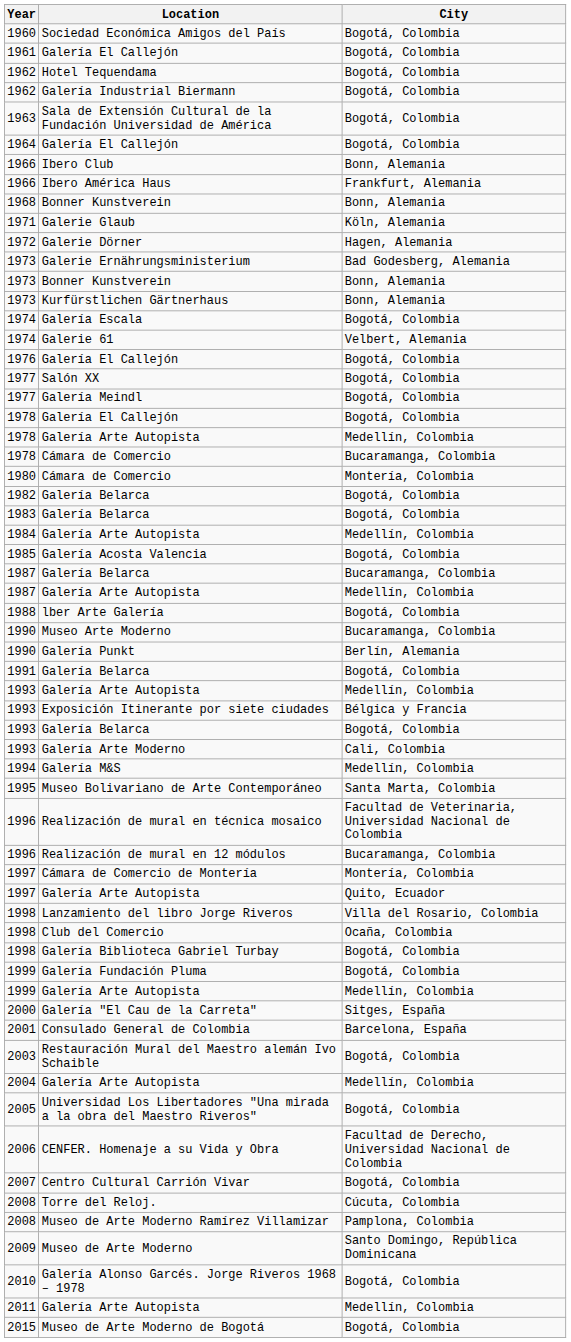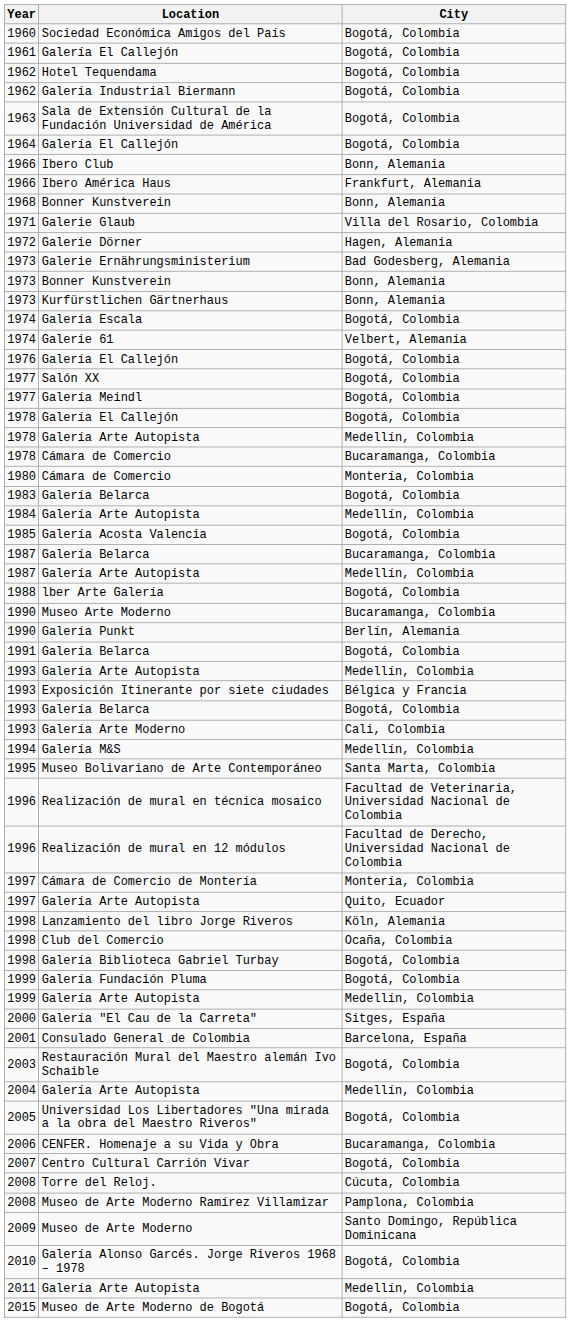(395, 223) Köln, Alemania -> (442, 223) Villa del Rosario, Colombia
- row: (22, 496)
(420, 855) Bucaramanga, Colombia -> (427, 849) Facultad de Derecho, Universidad Nacional de Colombia
(442, 913) Villa del Rosario, Colombia -> (395, 921) Köln, Alemania
(427, 1150) Facultad de Derecho, Universidad Nacional de Colombia -> (420, 1144) Bucaramanga, Colombia
